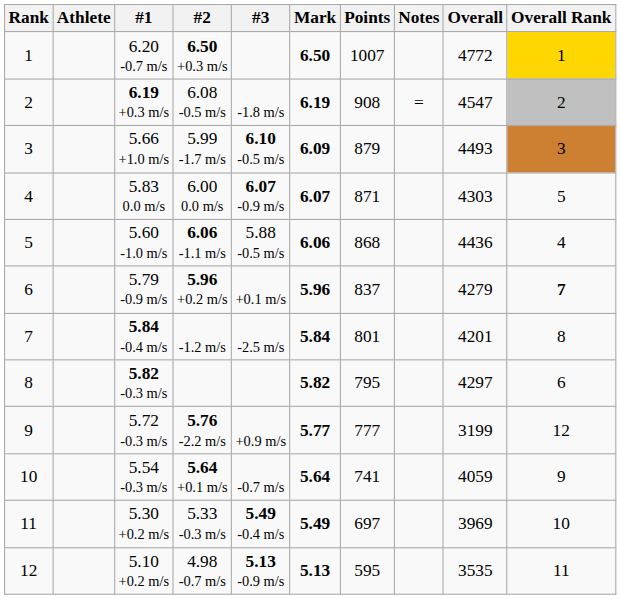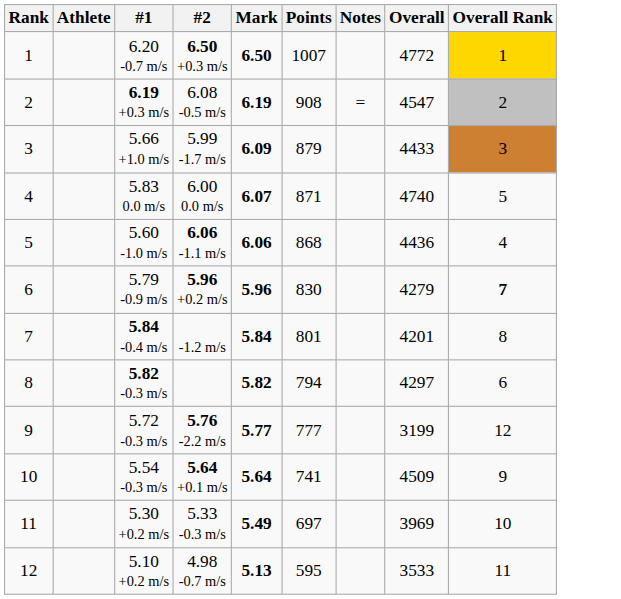- column: (261, 18)
(475, 149) 4493 -> (417, 149) 4433
(475, 195) 4303 -> (417, 195) 4740
(367, 289) 837 -> (309, 289) 830
(367, 383) 795 -> (309, 383) 794
(475, 476) 4059 -> (417, 476) 4509
(475, 570) 3535 -> (417, 570) 3533
